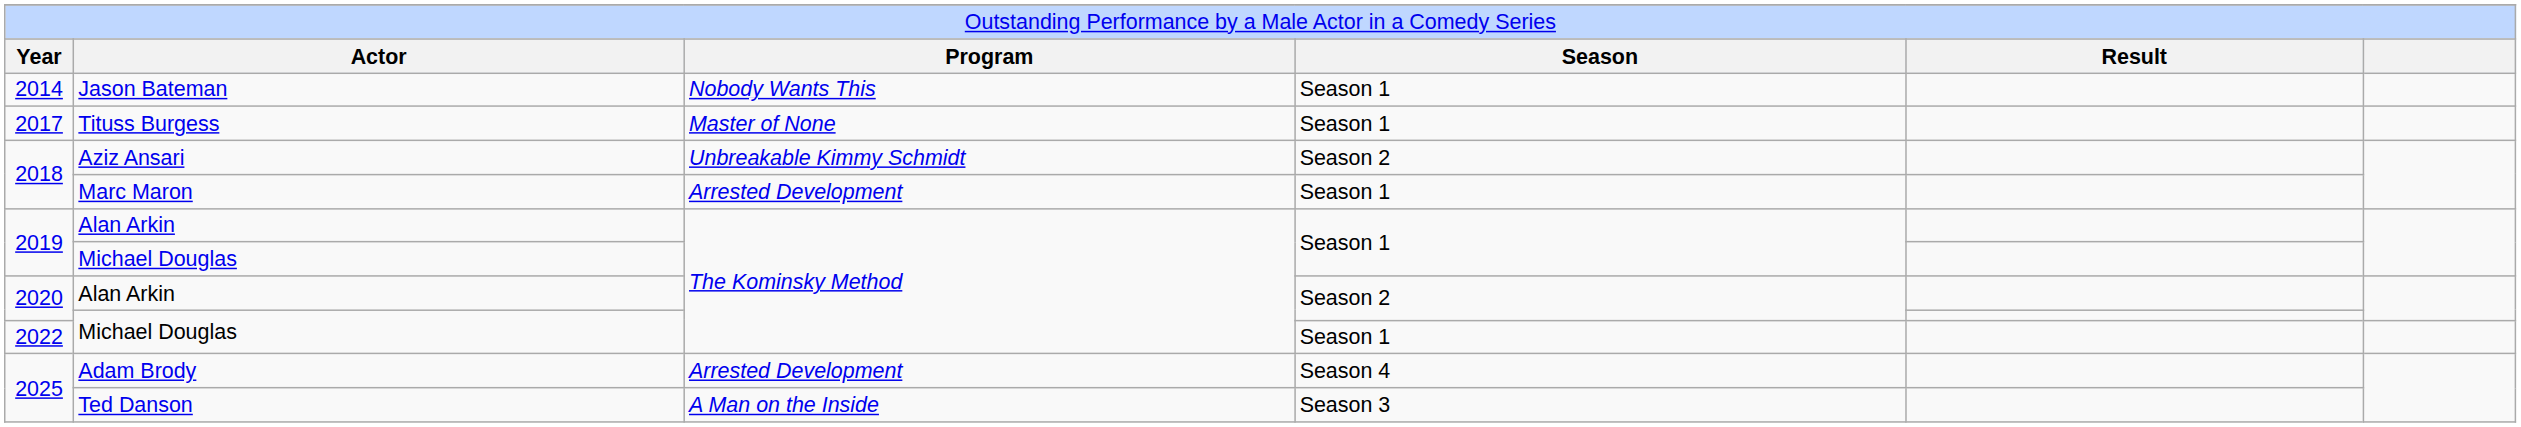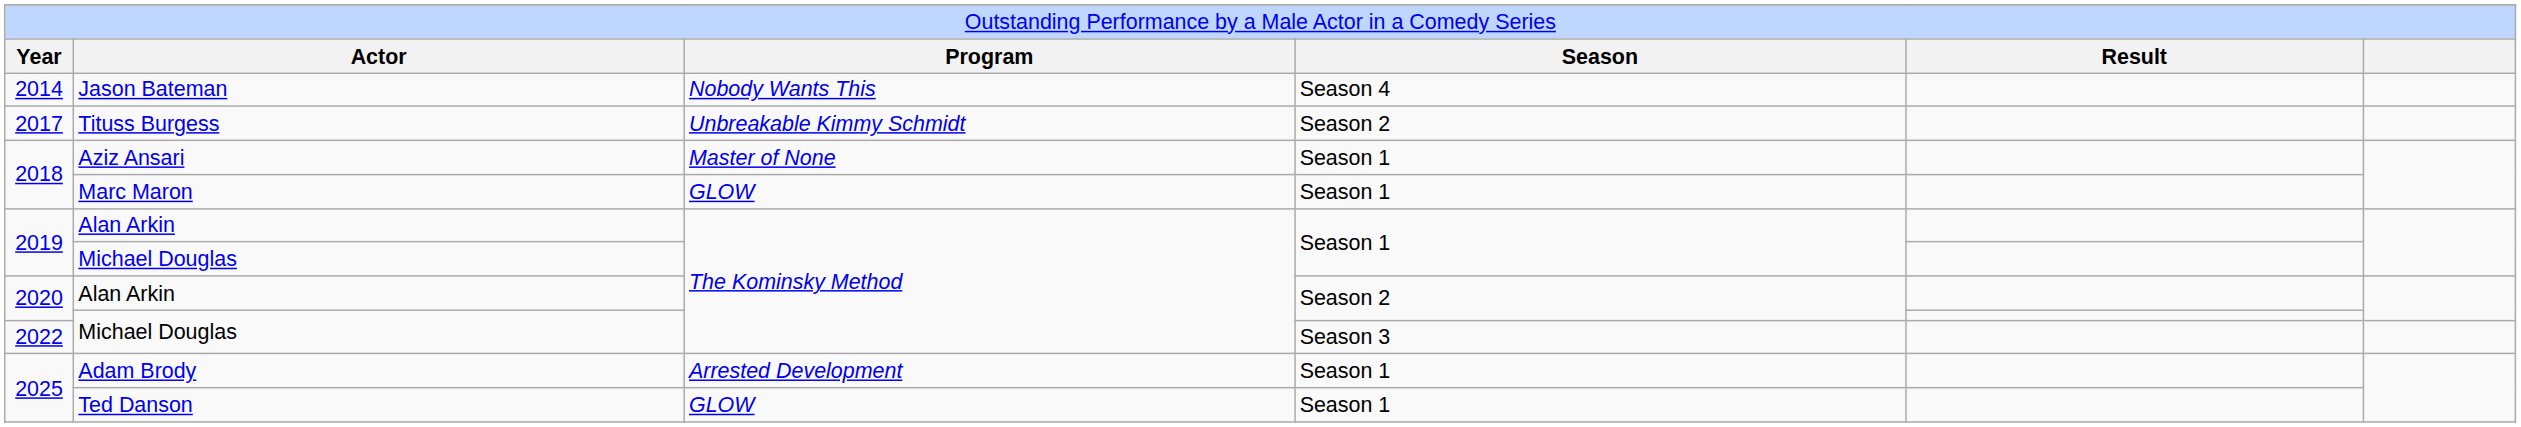(1345, 90) Season 1 -> (1345, 90) Season 4
(762, 124) Master of None -> (827, 124) Unbreakable Kimmy Schmidt
(1345, 124) Season 1 -> (1345, 124) Season 2
(827, 158) Unbreakable Kimmy Schmidt -> (762, 158) Master of None
(1345, 158) Season 2 -> (1345, 158) Season 1
(796, 192) Arrested Development -> (722, 192) GLOW
(1345, 337) Season 1 -> (1345, 337) Season 3
(1345, 371) Season 4 -> (1345, 371) Season 1
(784, 405) A Man on the Inside -> (722, 405) GLOW
(1345, 405) Season 3 -> (1345, 405) Season 1
